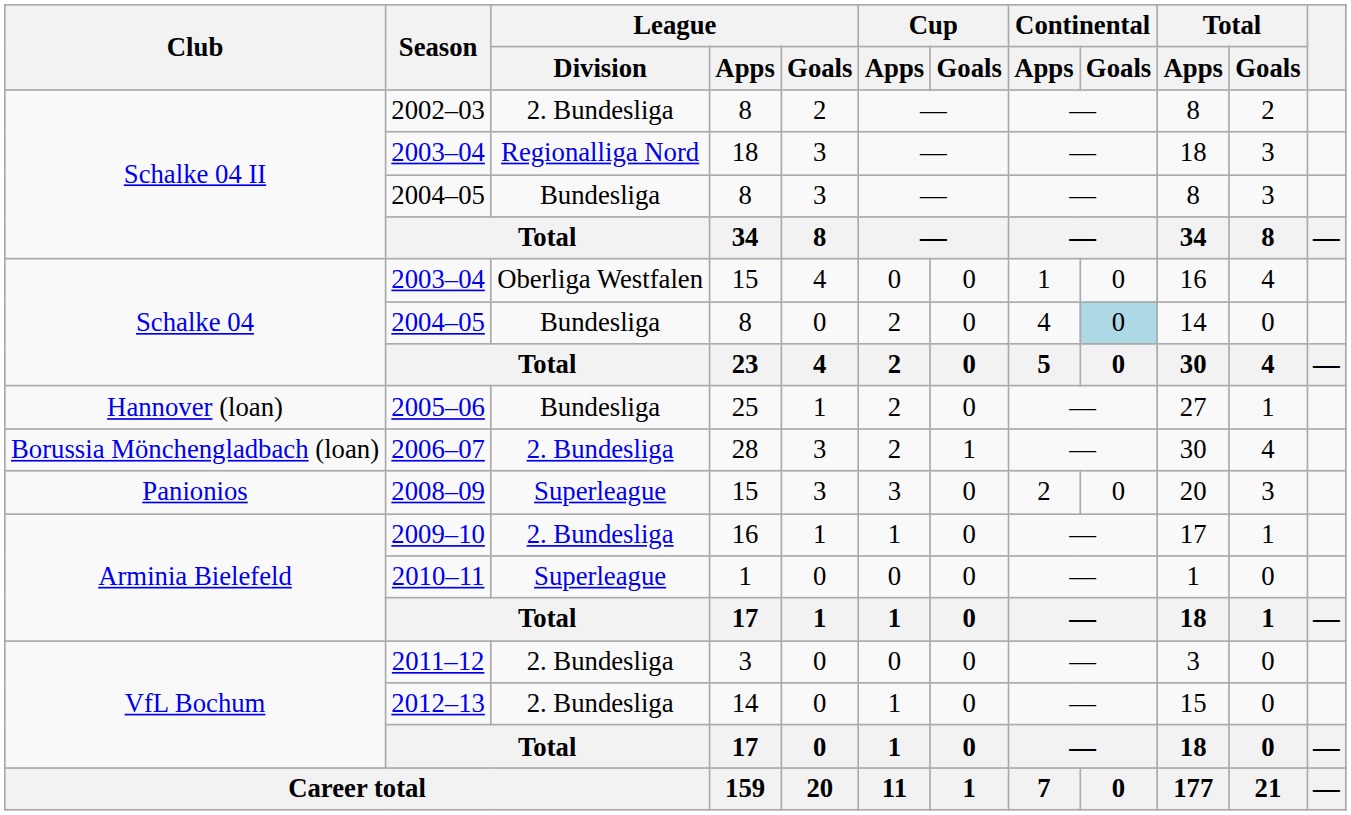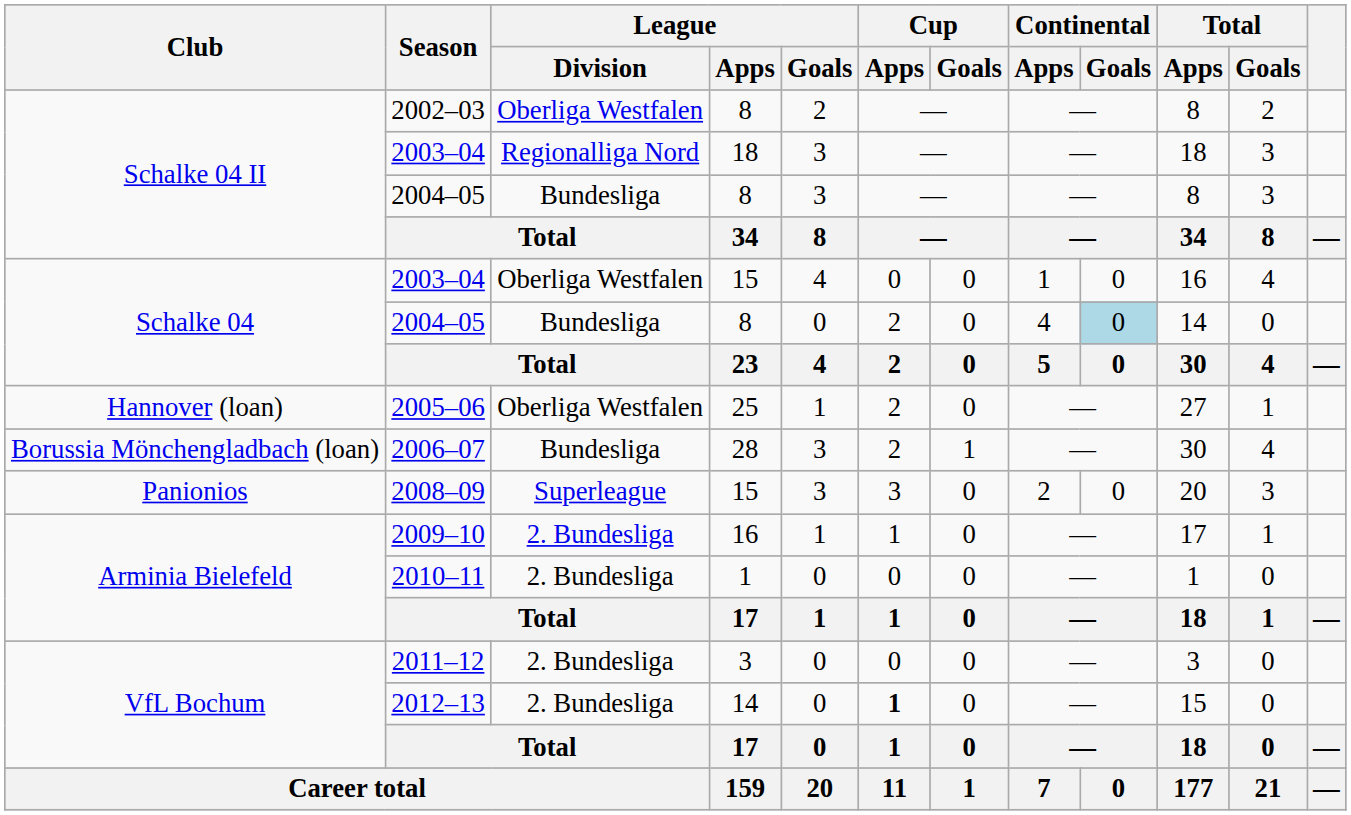(600, 110) 2. Bundesliga -> (600, 110) Oberliga Westfalen
(600, 407) Bundesliga -> (600, 407) Oberliga Westfalen
(600, 449) 2. Bundesliga -> (600, 449) Bundesliga
(600, 576) Superleague -> (600, 576) 2. Bundesliga
(894, 703) normal -> (894, 703) bold
